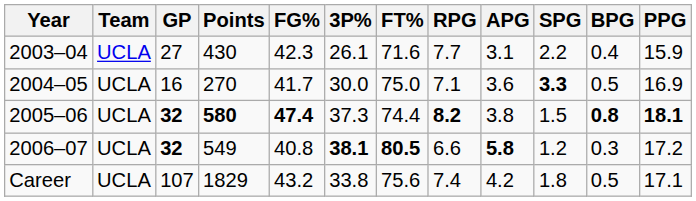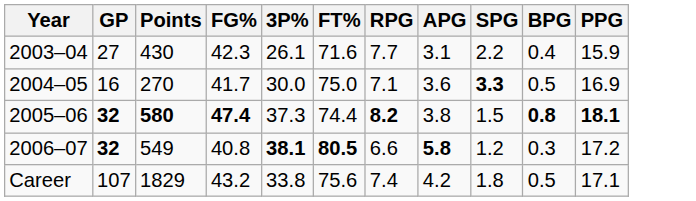- column: (124, 20)
